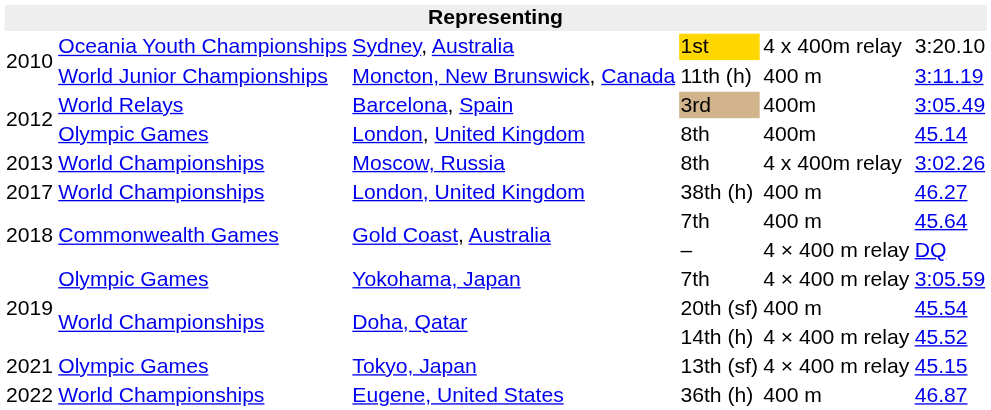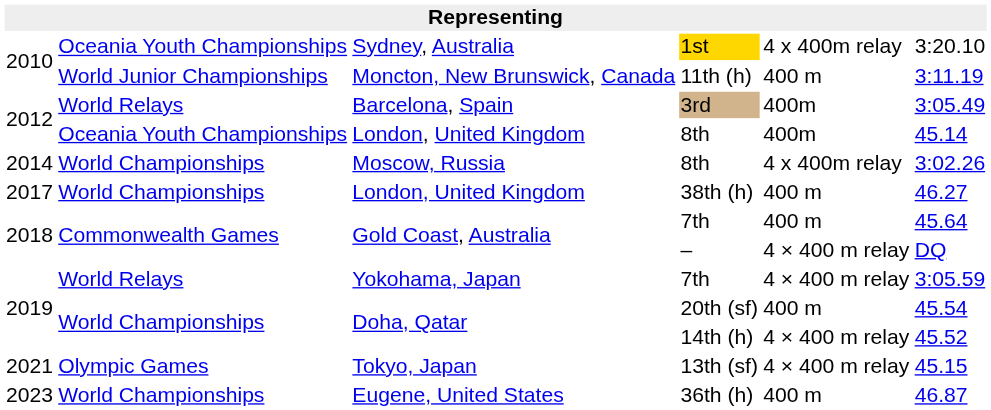(133, 133) Olympic Games -> (203, 133) Oceania Youth Championships
(29, 162) 2013 -> (29, 162) 2014
(133, 279) Olympic Games -> (121, 279) World Relays
(29, 395) 2022 -> (29, 395) 2023
